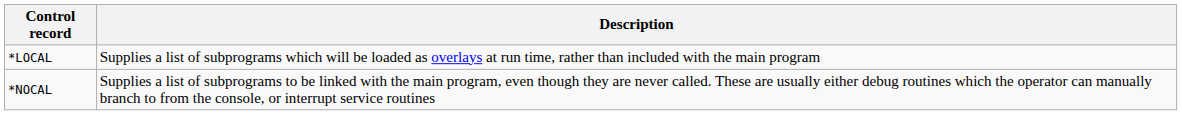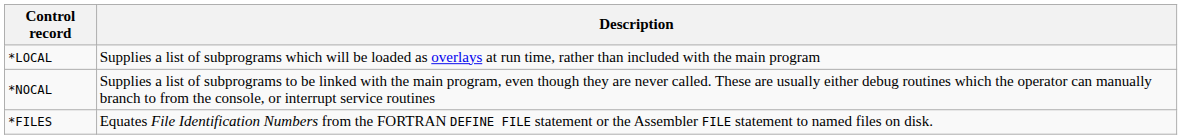+ row: (30, 122)
